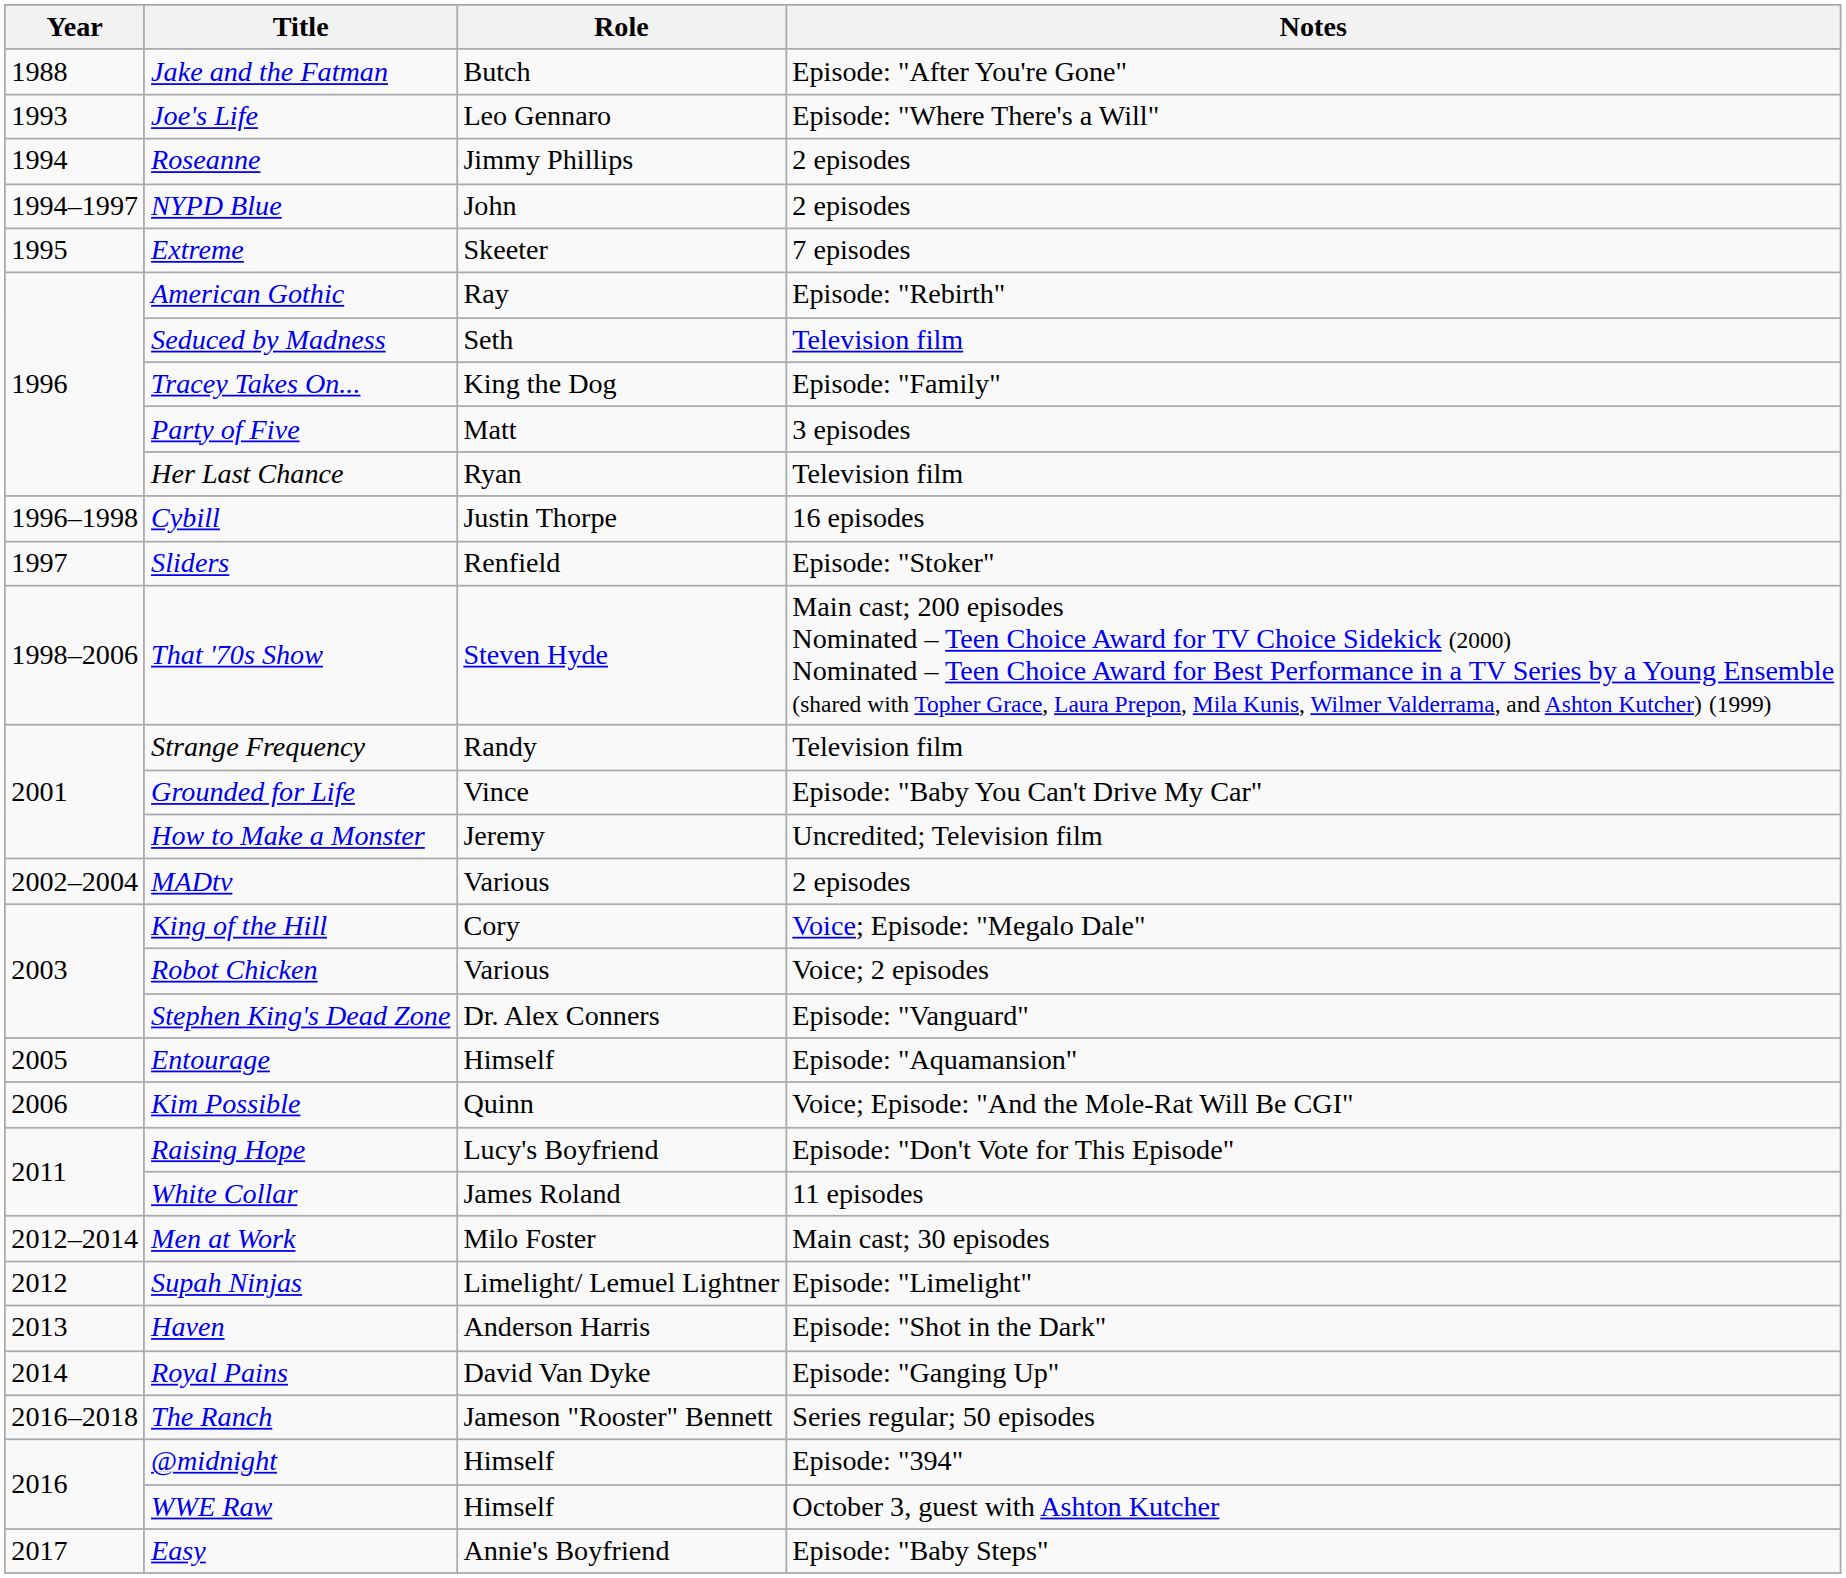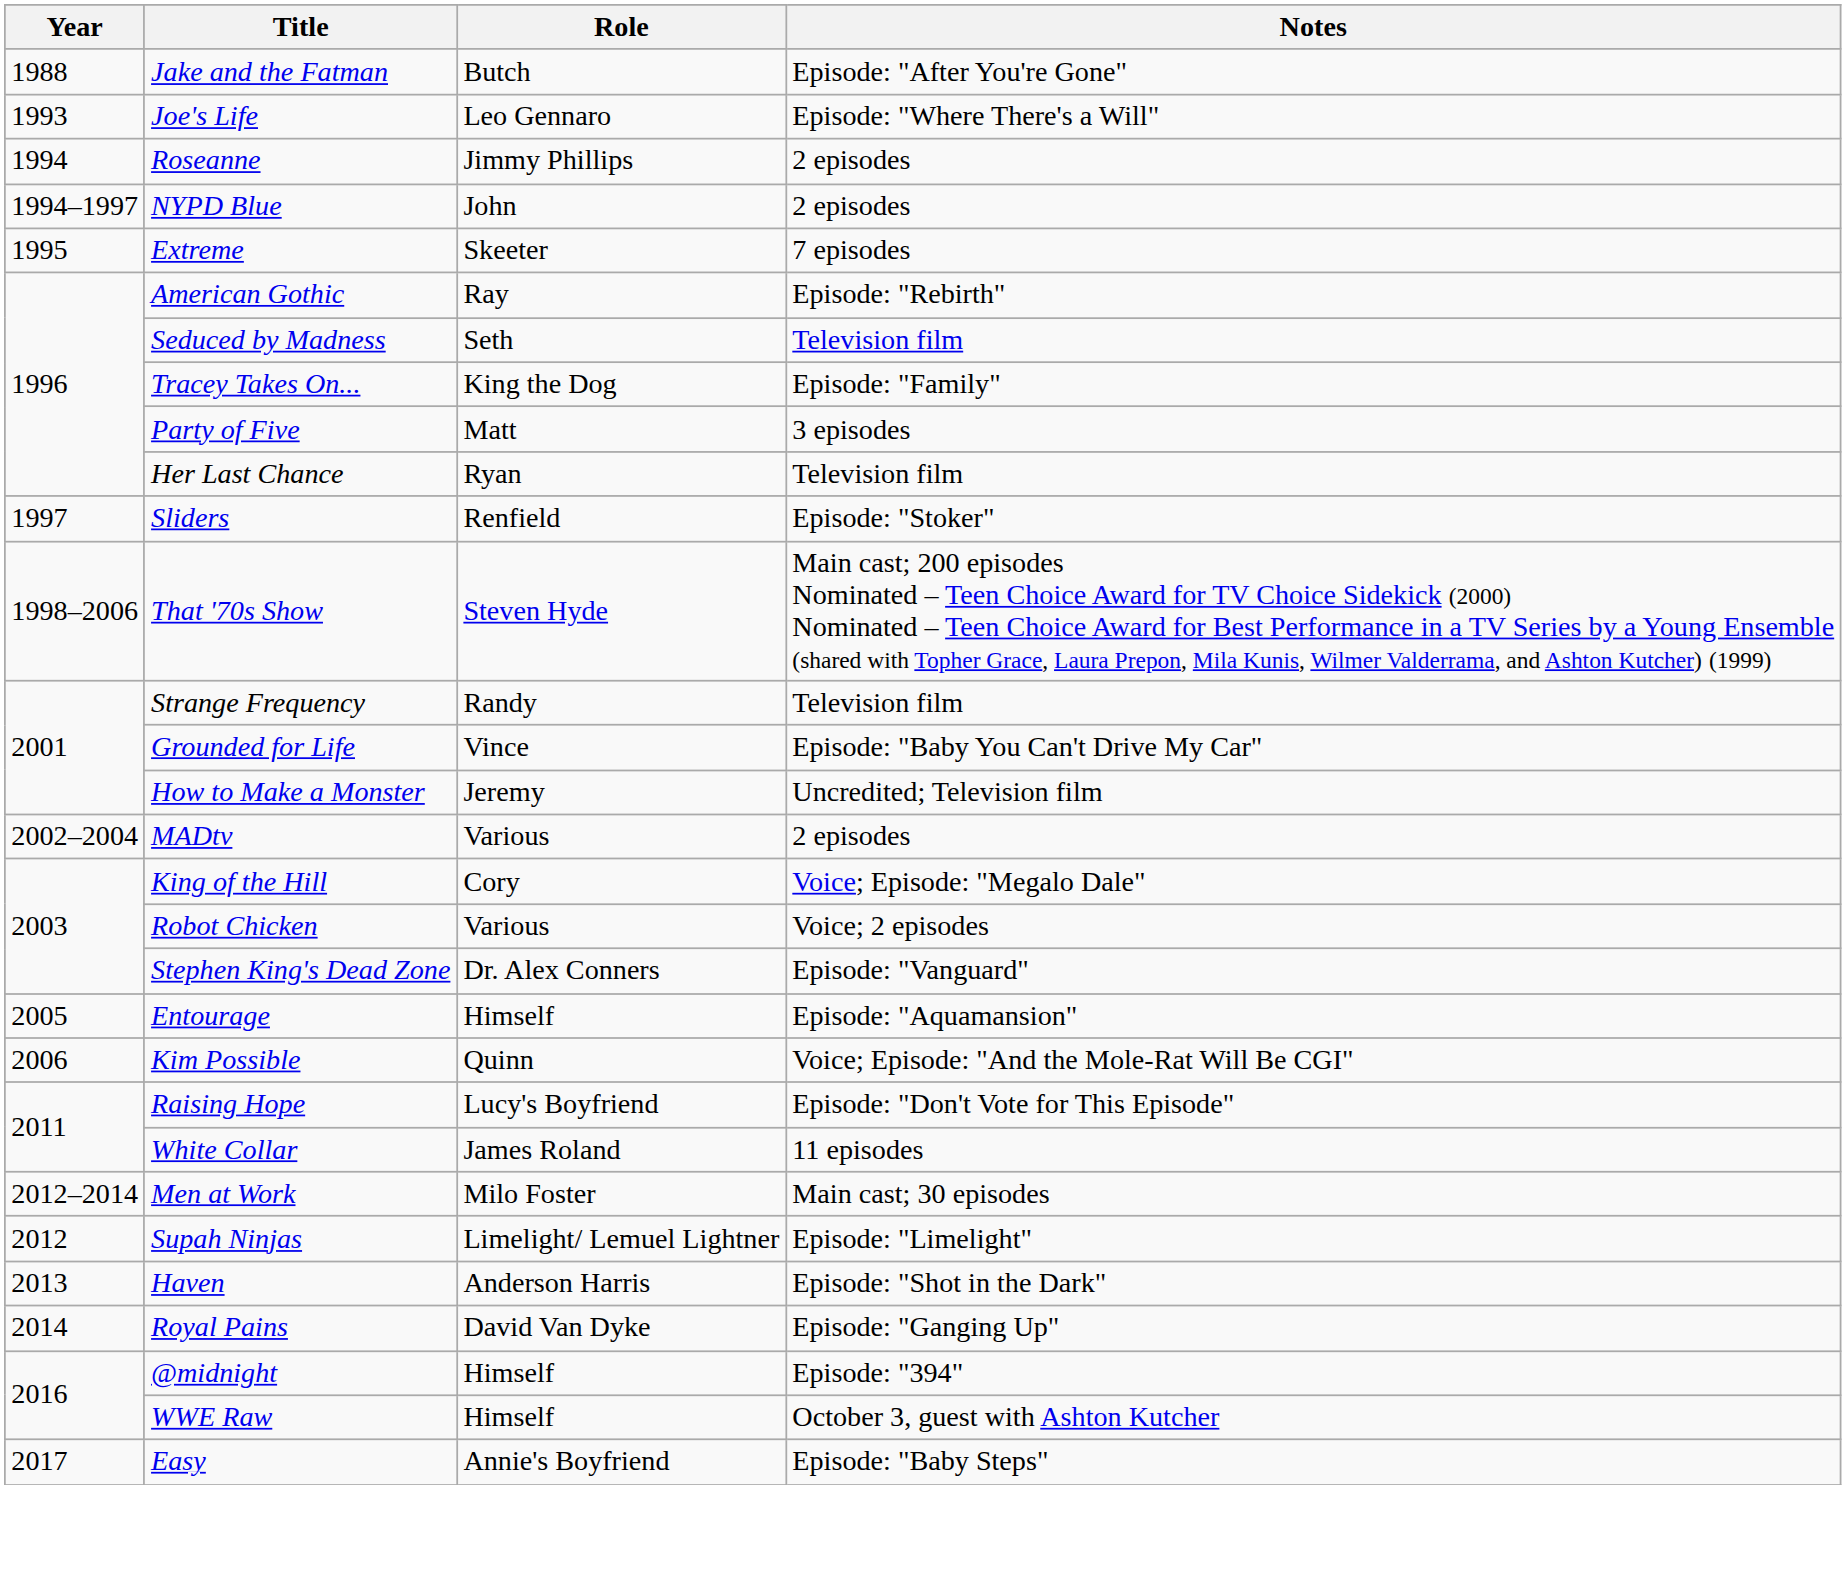- row: (185, 518)
- row: (212, 1417)
